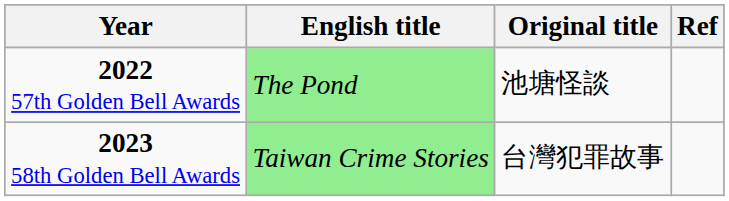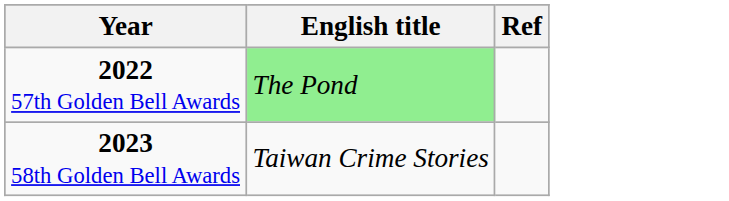- column: (583, 26)
(371, 158) lightgreen background -> (371, 158) no background
